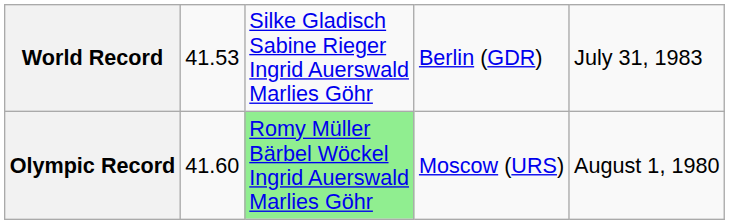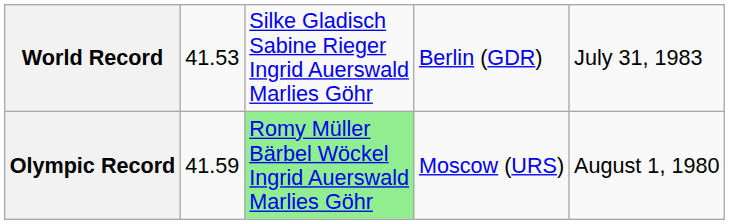(212, 165) 41.60 -> (212, 165) 41.59
